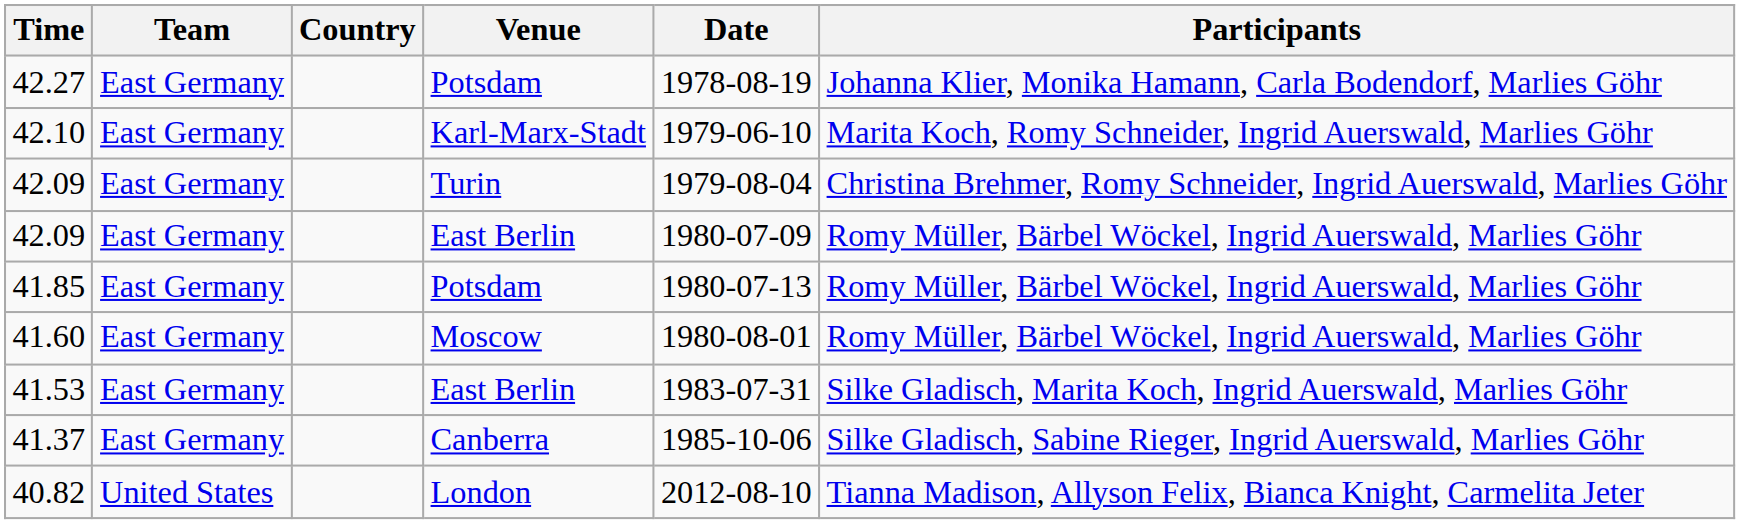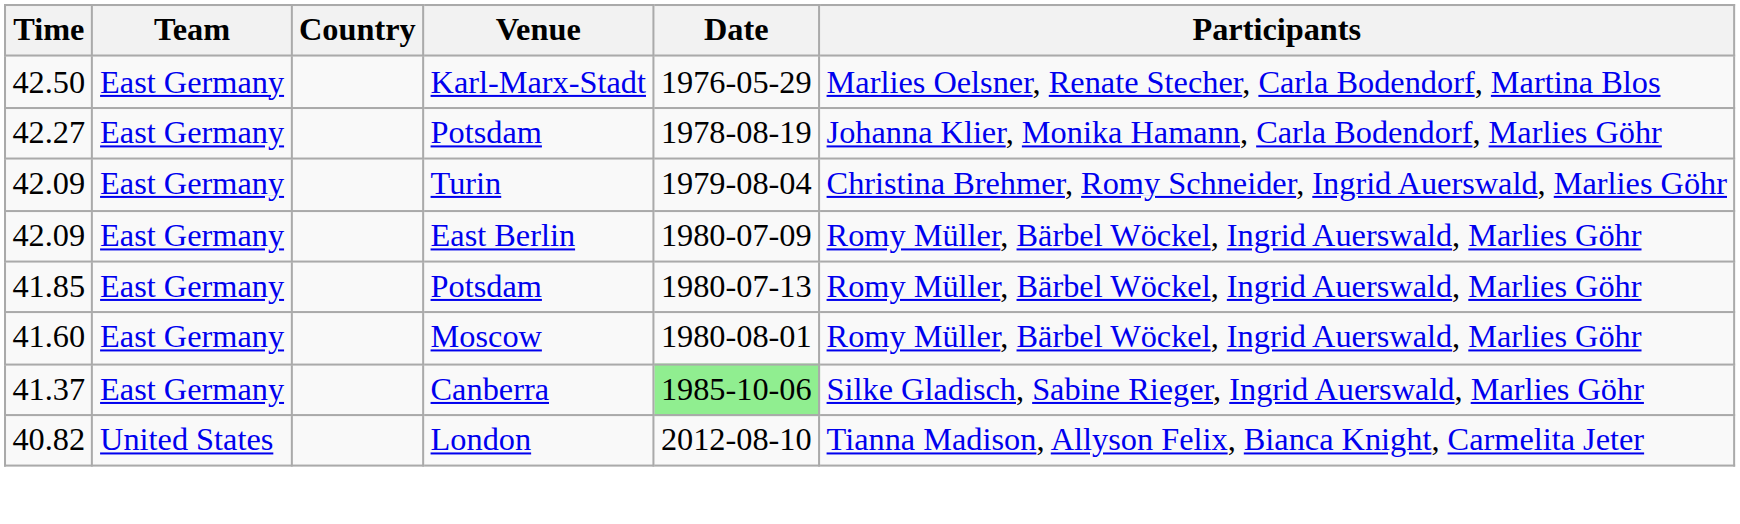+ row: (49, 81)
- row: (49, 132)
- row: (49, 388)
(736, 440) no background -> (736, 388) lightgreen background
